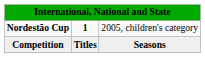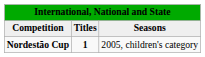rows swapped: (38, 45) <-> (38, 29)
